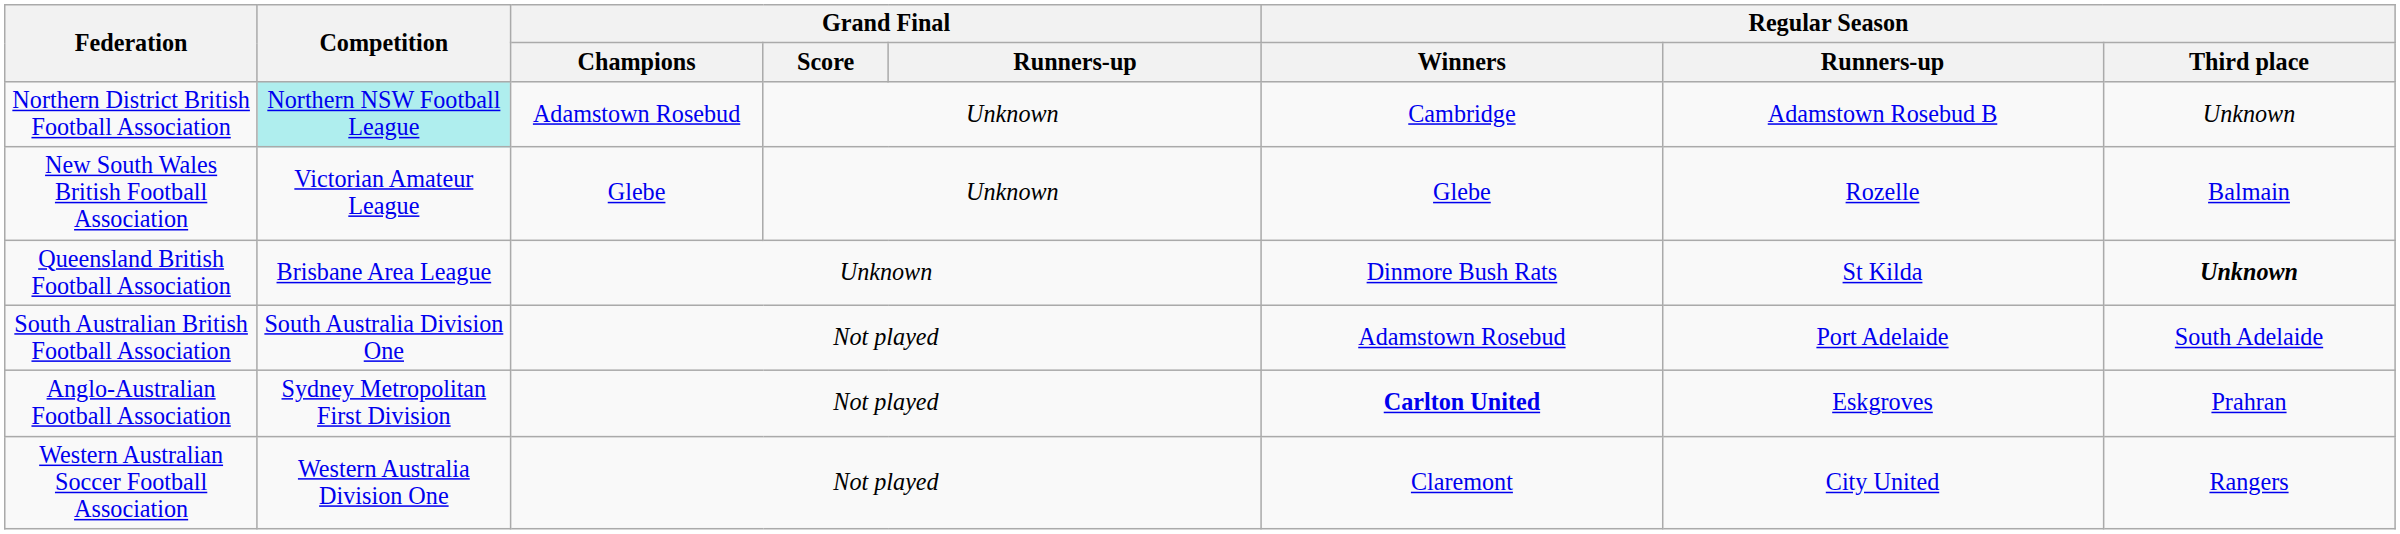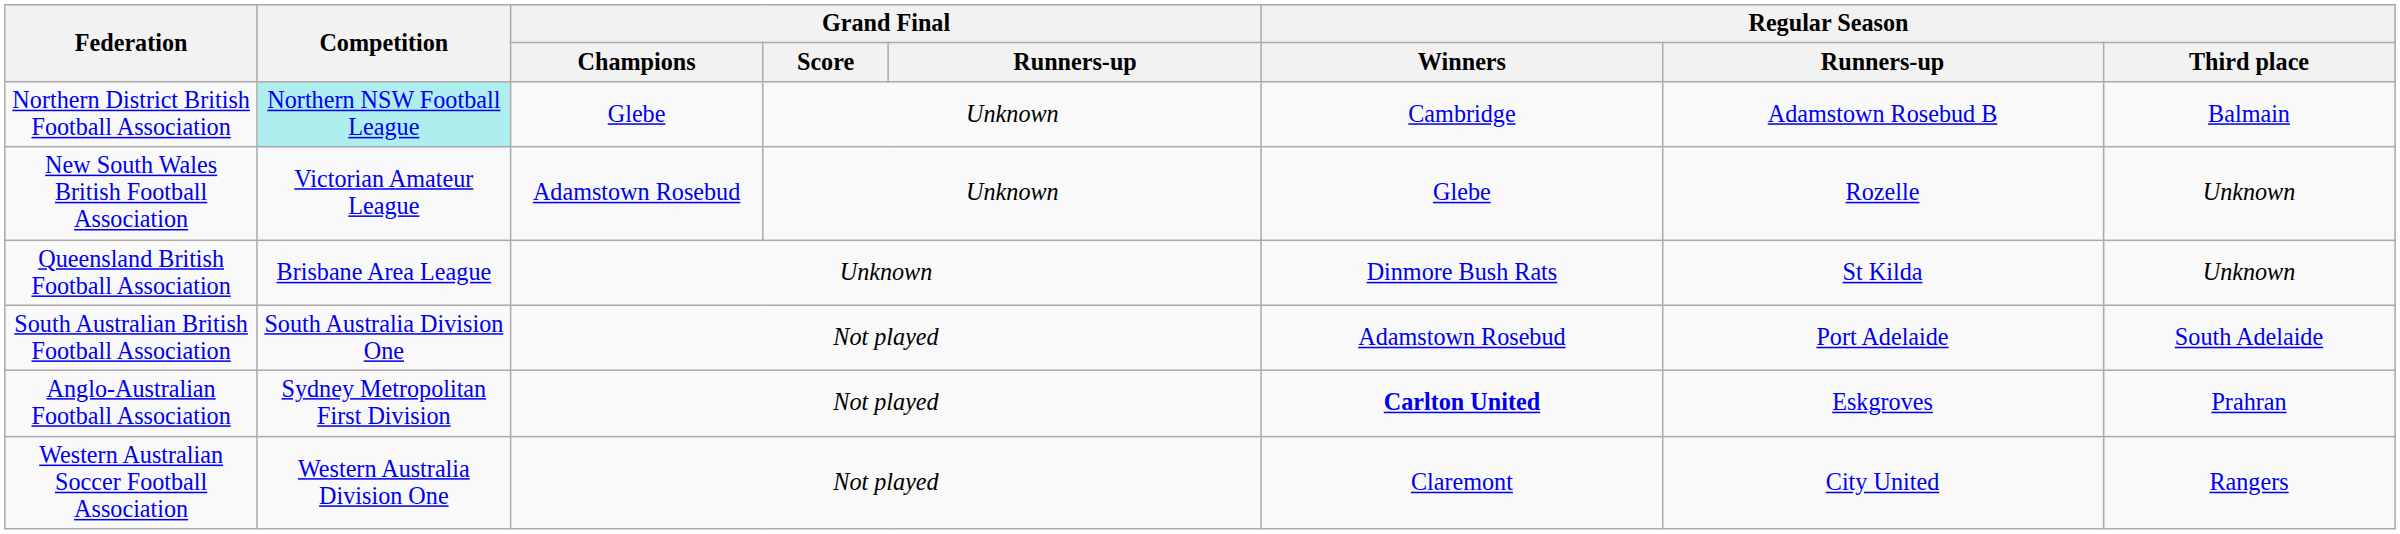(637, 113) Adamstown Rosebud -> (637, 113) Glebe
(2249, 113) Unknown -> (2249, 113) Balmain
(637, 192) Glebe -> (637, 192) Adamstown Rosebud
(2249, 192) Balmain -> (2249, 192) Unknown
(2249, 272) bold -> (2249, 272) normal
